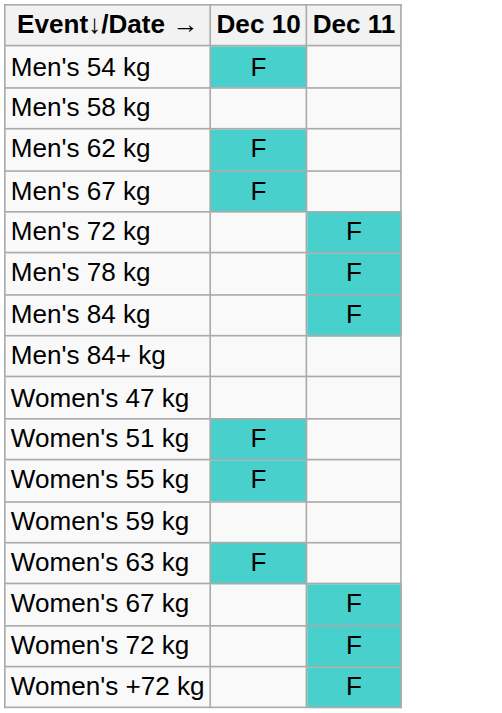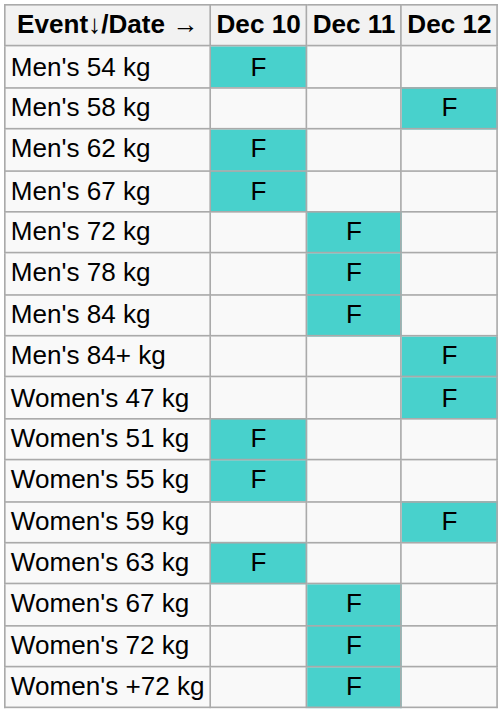+ column: (449, 25)
